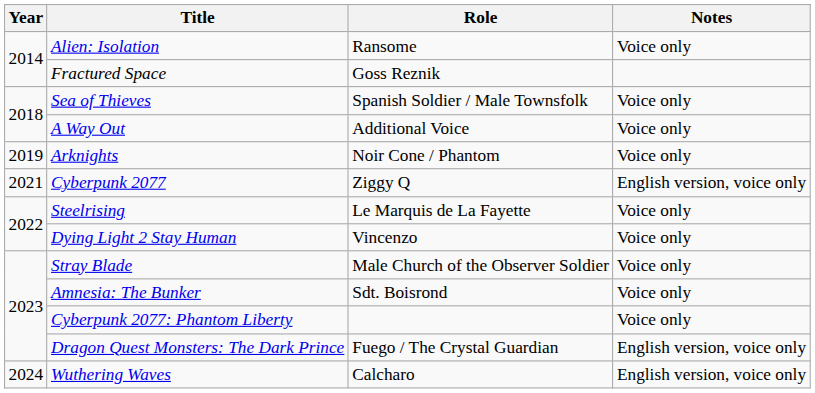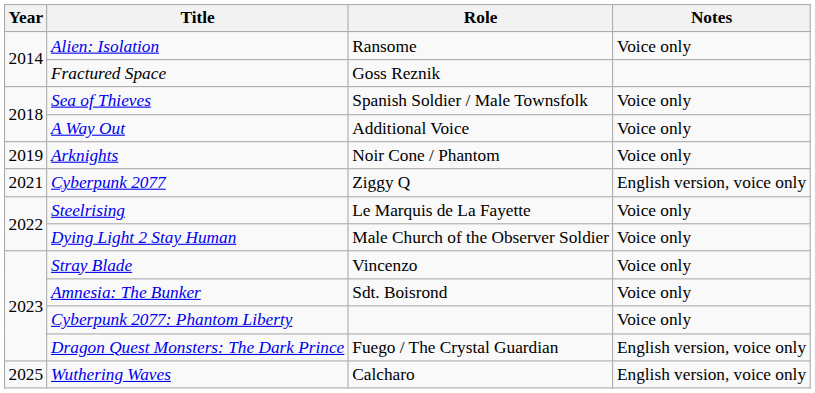(385, 237) Vincenzo -> (481, 237) Male Church of the Observer Soldier
(481, 264) Male Church of the Observer Soldier -> (385, 264) Vincenzo
(26, 374) 2024 -> (26, 374) 2025
